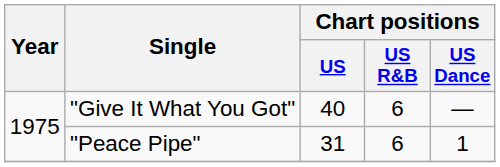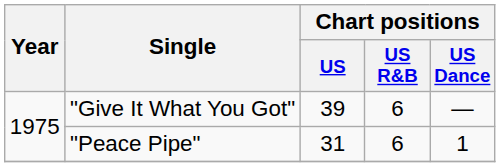(333, 108) 40 -> (333, 108) 39
